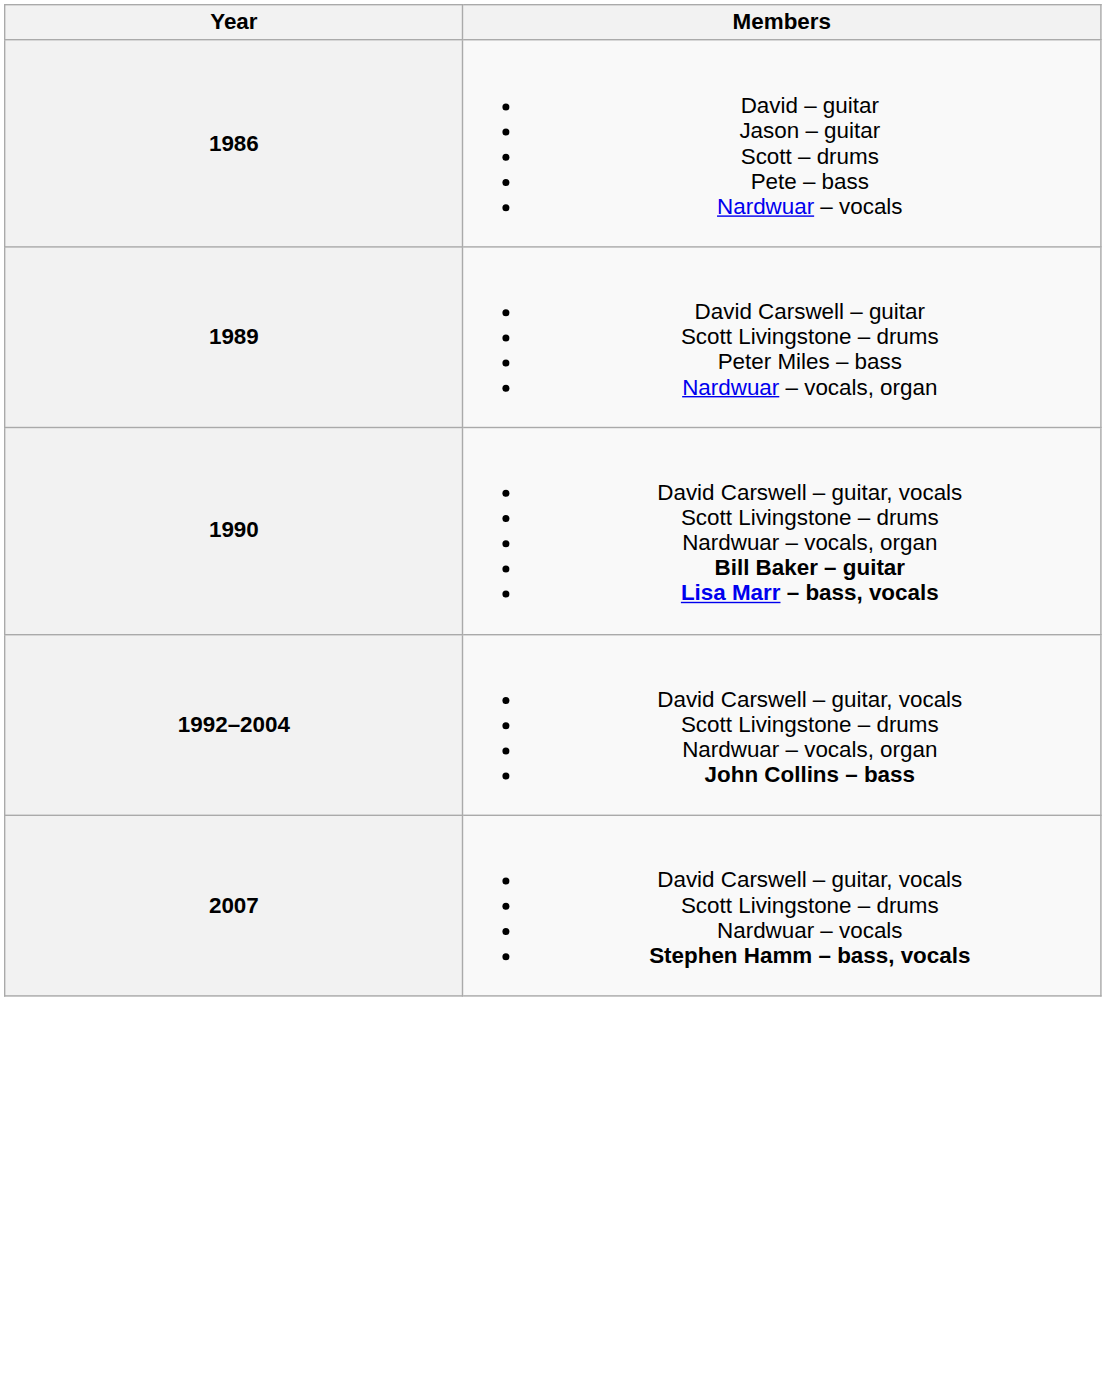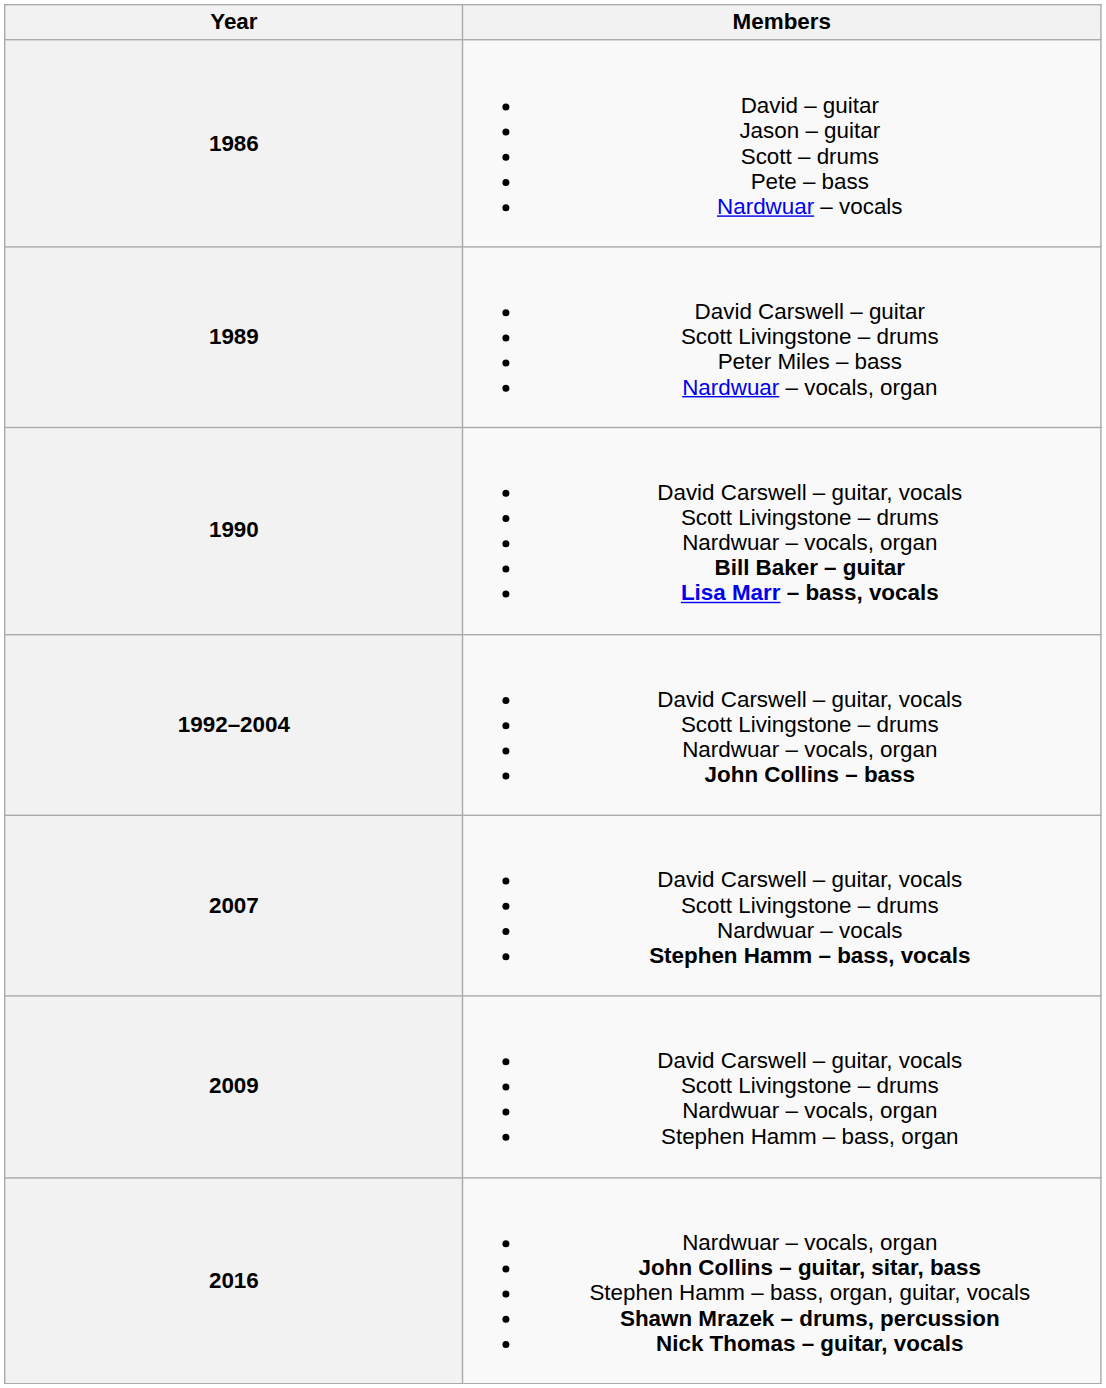+ row: (234, 1086)
+ row: (234, 1280)
